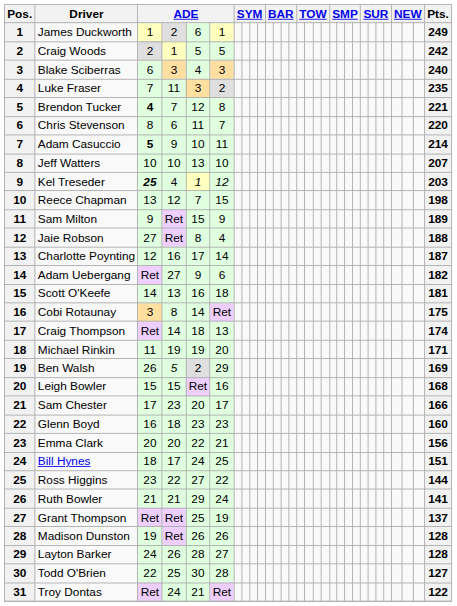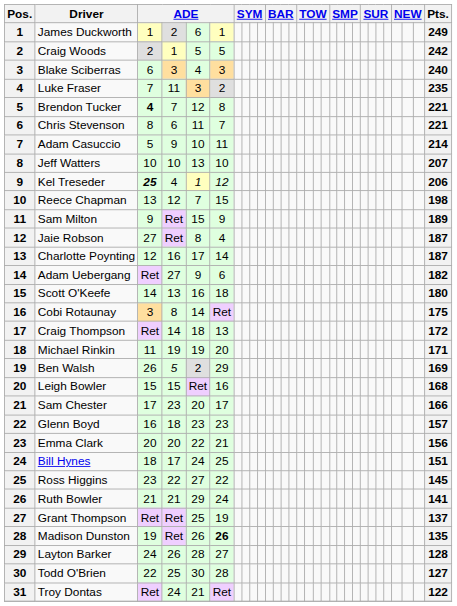(438, 125) 220 -> (438, 125) 221
(150, 144) bold -> (150, 144) normal
(438, 181) 203 -> (438, 181) 206
(438, 237) 188 -> (438, 237) 187
(438, 293) 181 -> (438, 293) 180
(438, 330) 174 -> (438, 330) 172
(438, 424) 160 -> (438, 424) 157
(438, 480) 144 -> (438, 480) 145
(222, 536) normal -> (222, 536) bold
(438, 536) 128 -> (438, 536) 135
